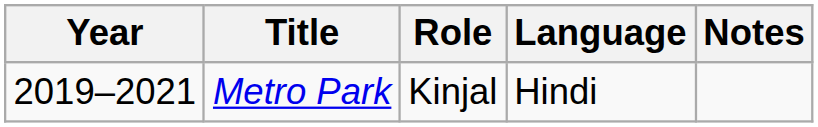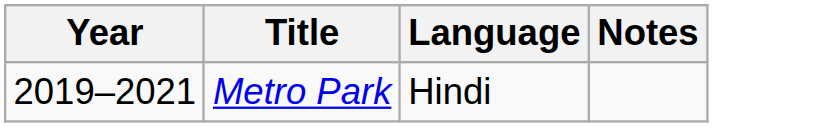- column: (453, 33)
